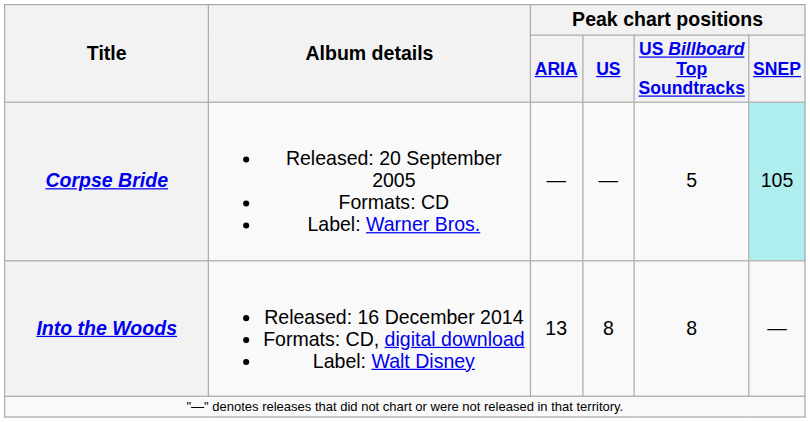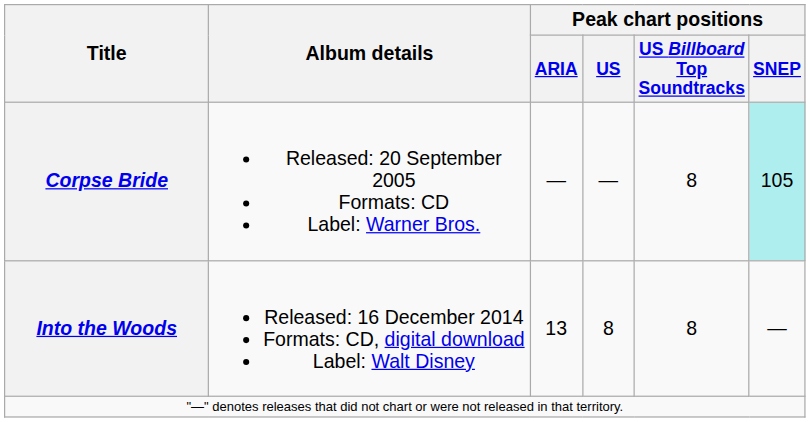(692, 181) 5 -> (692, 181) 8
